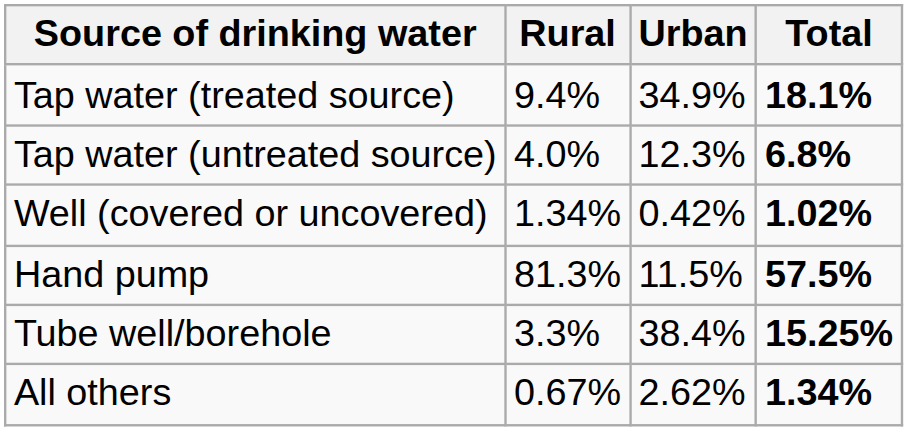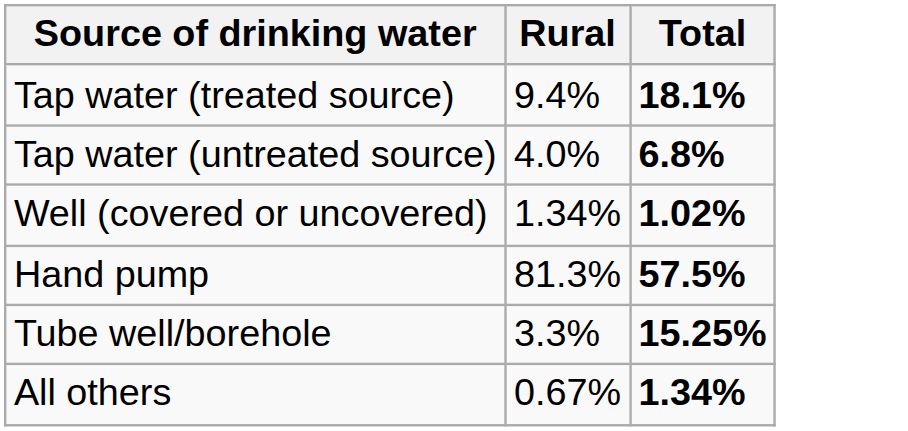- column: (693, 34)
